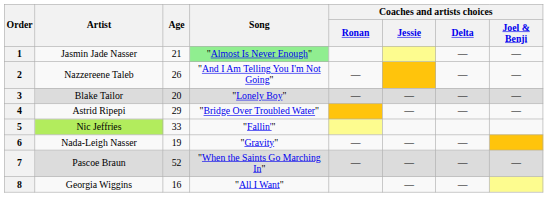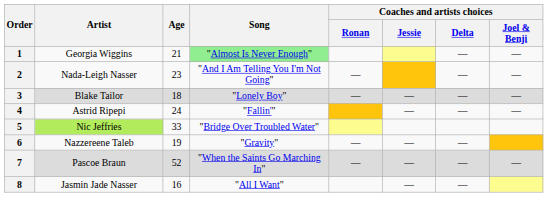(99, 54) Jasmin Jade Nasser -> (99, 54) Georgia Wiggins
(99, 75) Nazzereene Taleb -> (99, 75) Nada-Leigh Nasser
(177, 75) 26 -> (177, 75) 23
(177, 96) 20 -> (177, 96) 18
(177, 111) 29 -> (177, 111) 24
(259, 111) "Bridge Over Troubled Water" -> (259, 111) "Fallin'"
(259, 127) "Fallin'" -> (259, 127) "Bridge Over Troubled Water"
(99, 142) Nada-Leigh Nasser -> (99, 142) Nazzereene Taleb
(99, 184) Georgia Wiggins -> (99, 184) Jasmin Jade Nasser
